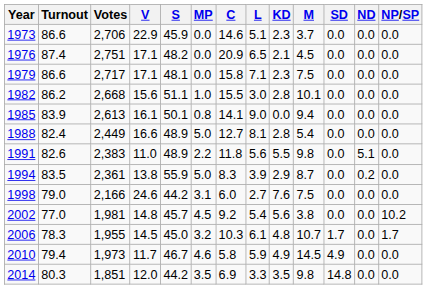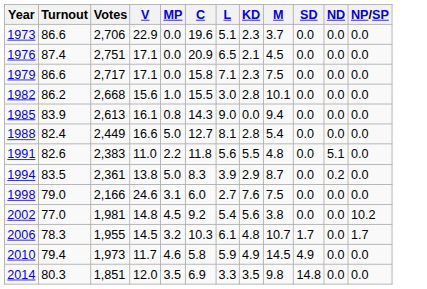- column: (176, 15)
(231, 35) 14.6 -> (200, 35) 19.6
(231, 114) 14.1 -> (200, 114) 14.3
(305, 154) 9.8 -> (275, 154) 4.8
